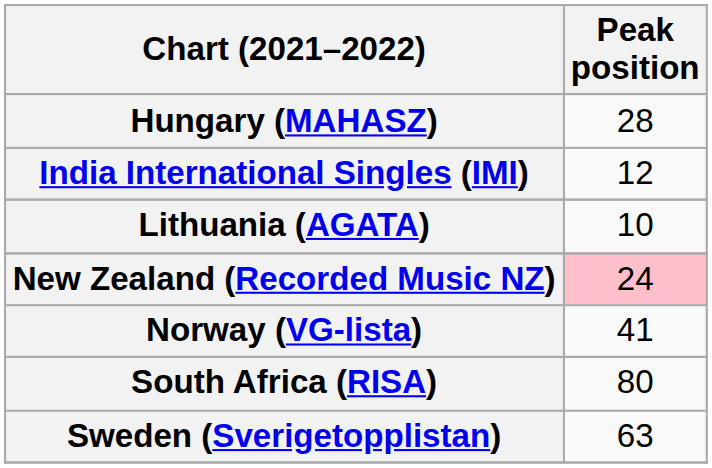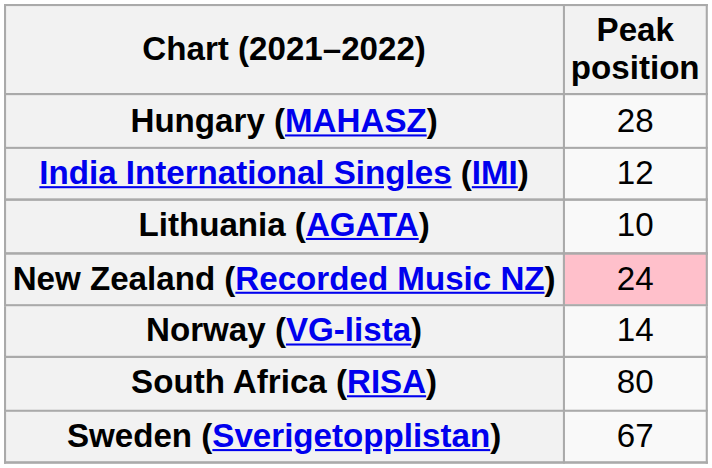(635, 330) 41 -> (635, 330) 14
(635, 435) 63 -> (635, 435) 67
